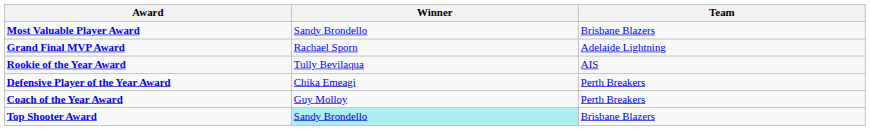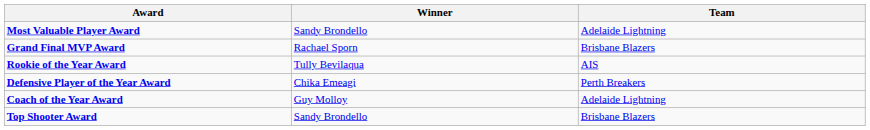(618, 30) Brisbane Blazers -> (623, 30) Adelaide Lightning
(623, 47) Adelaide Lightning -> (618, 47) Brisbane Blazers
(613, 99) Perth Breakers -> (623, 99) Adelaide Lightning
(331, 116) paleturquoise background -> (331, 116) no background
